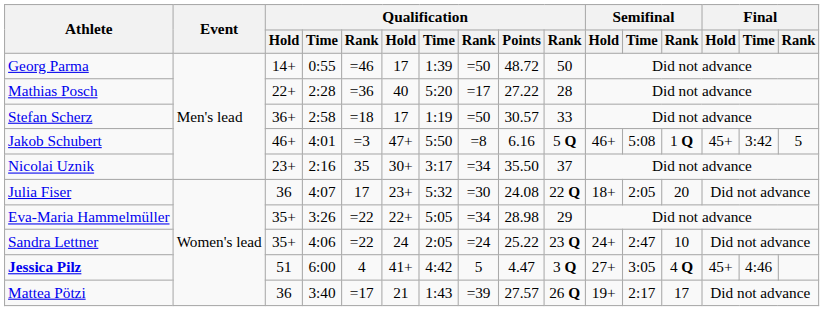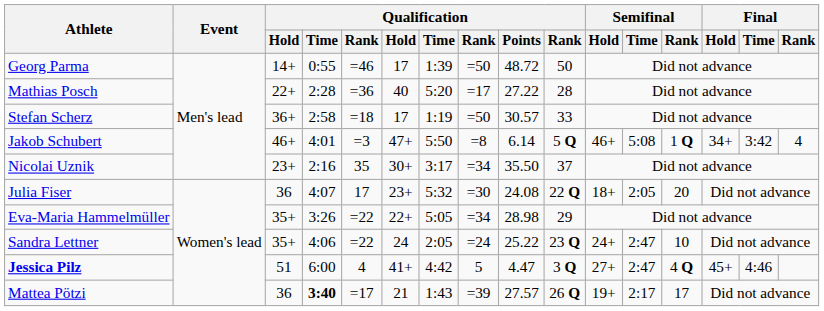(522, 141) 6.16 -> (522, 141) 6.14
(721, 141) 45+ -> (721, 141) 34+
(798, 141) 5 -> (798, 141) 4
(642, 267) 3:05 -> (642, 267) 2:47
(322, 293) normal -> (322, 293) bold
